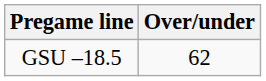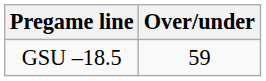(199, 57) 62 -> (199, 57) 59
